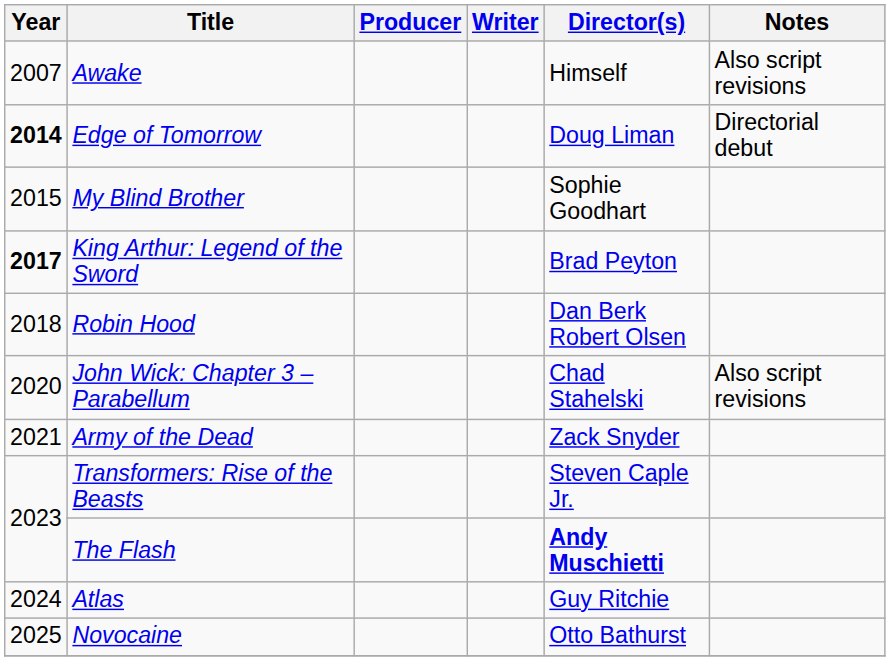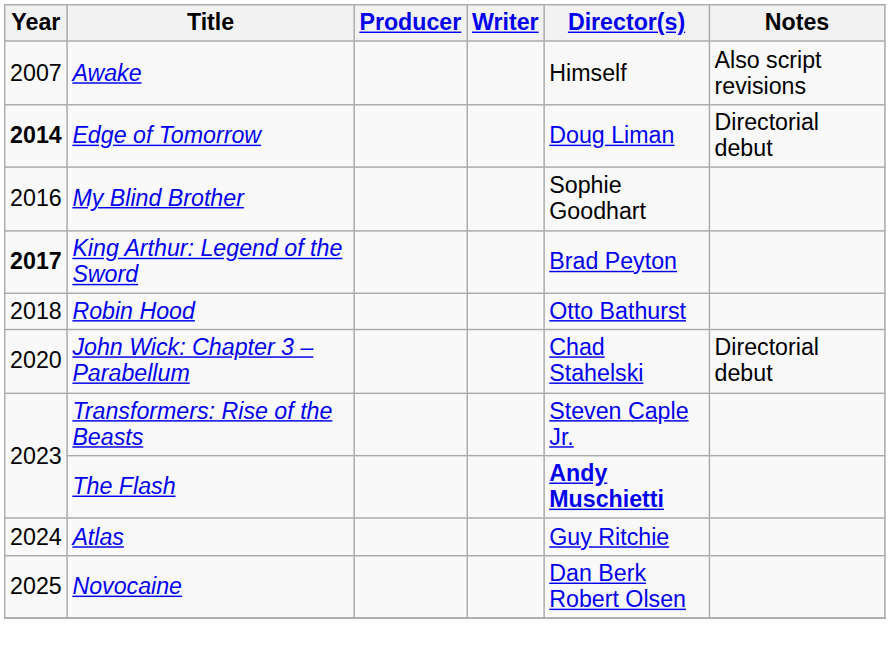(36, 198) 2015 -> (36, 198) 2016
(618, 324) Dan Berk Robert Olsen -> (618, 311) Otto Bathurst
(768, 387) Also script revisions -> (767, 361) Directorial debut
- row: (163, 437)
(618, 636) Otto Bathurst -> (618, 586) Dan Berk Robert Olsen
